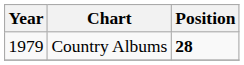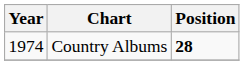(26, 45) 1979 -> (26, 45) 1974
